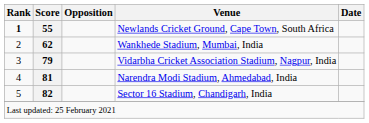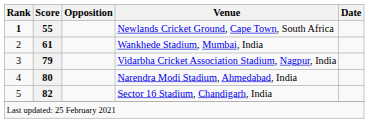(47, 45) 62 -> (47, 45) 61
(47, 77) 81 -> (47, 77) 80
